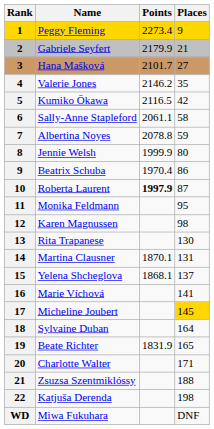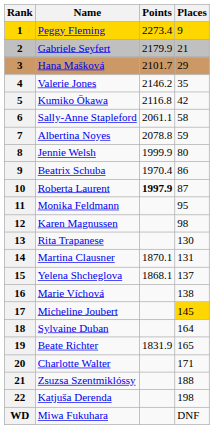(183, 65) 27 -> (183, 65) 29
(157, 100) 2116.5 -> (157, 100) 2116.8
(186, 293) 141 -> (186, 293) 138
